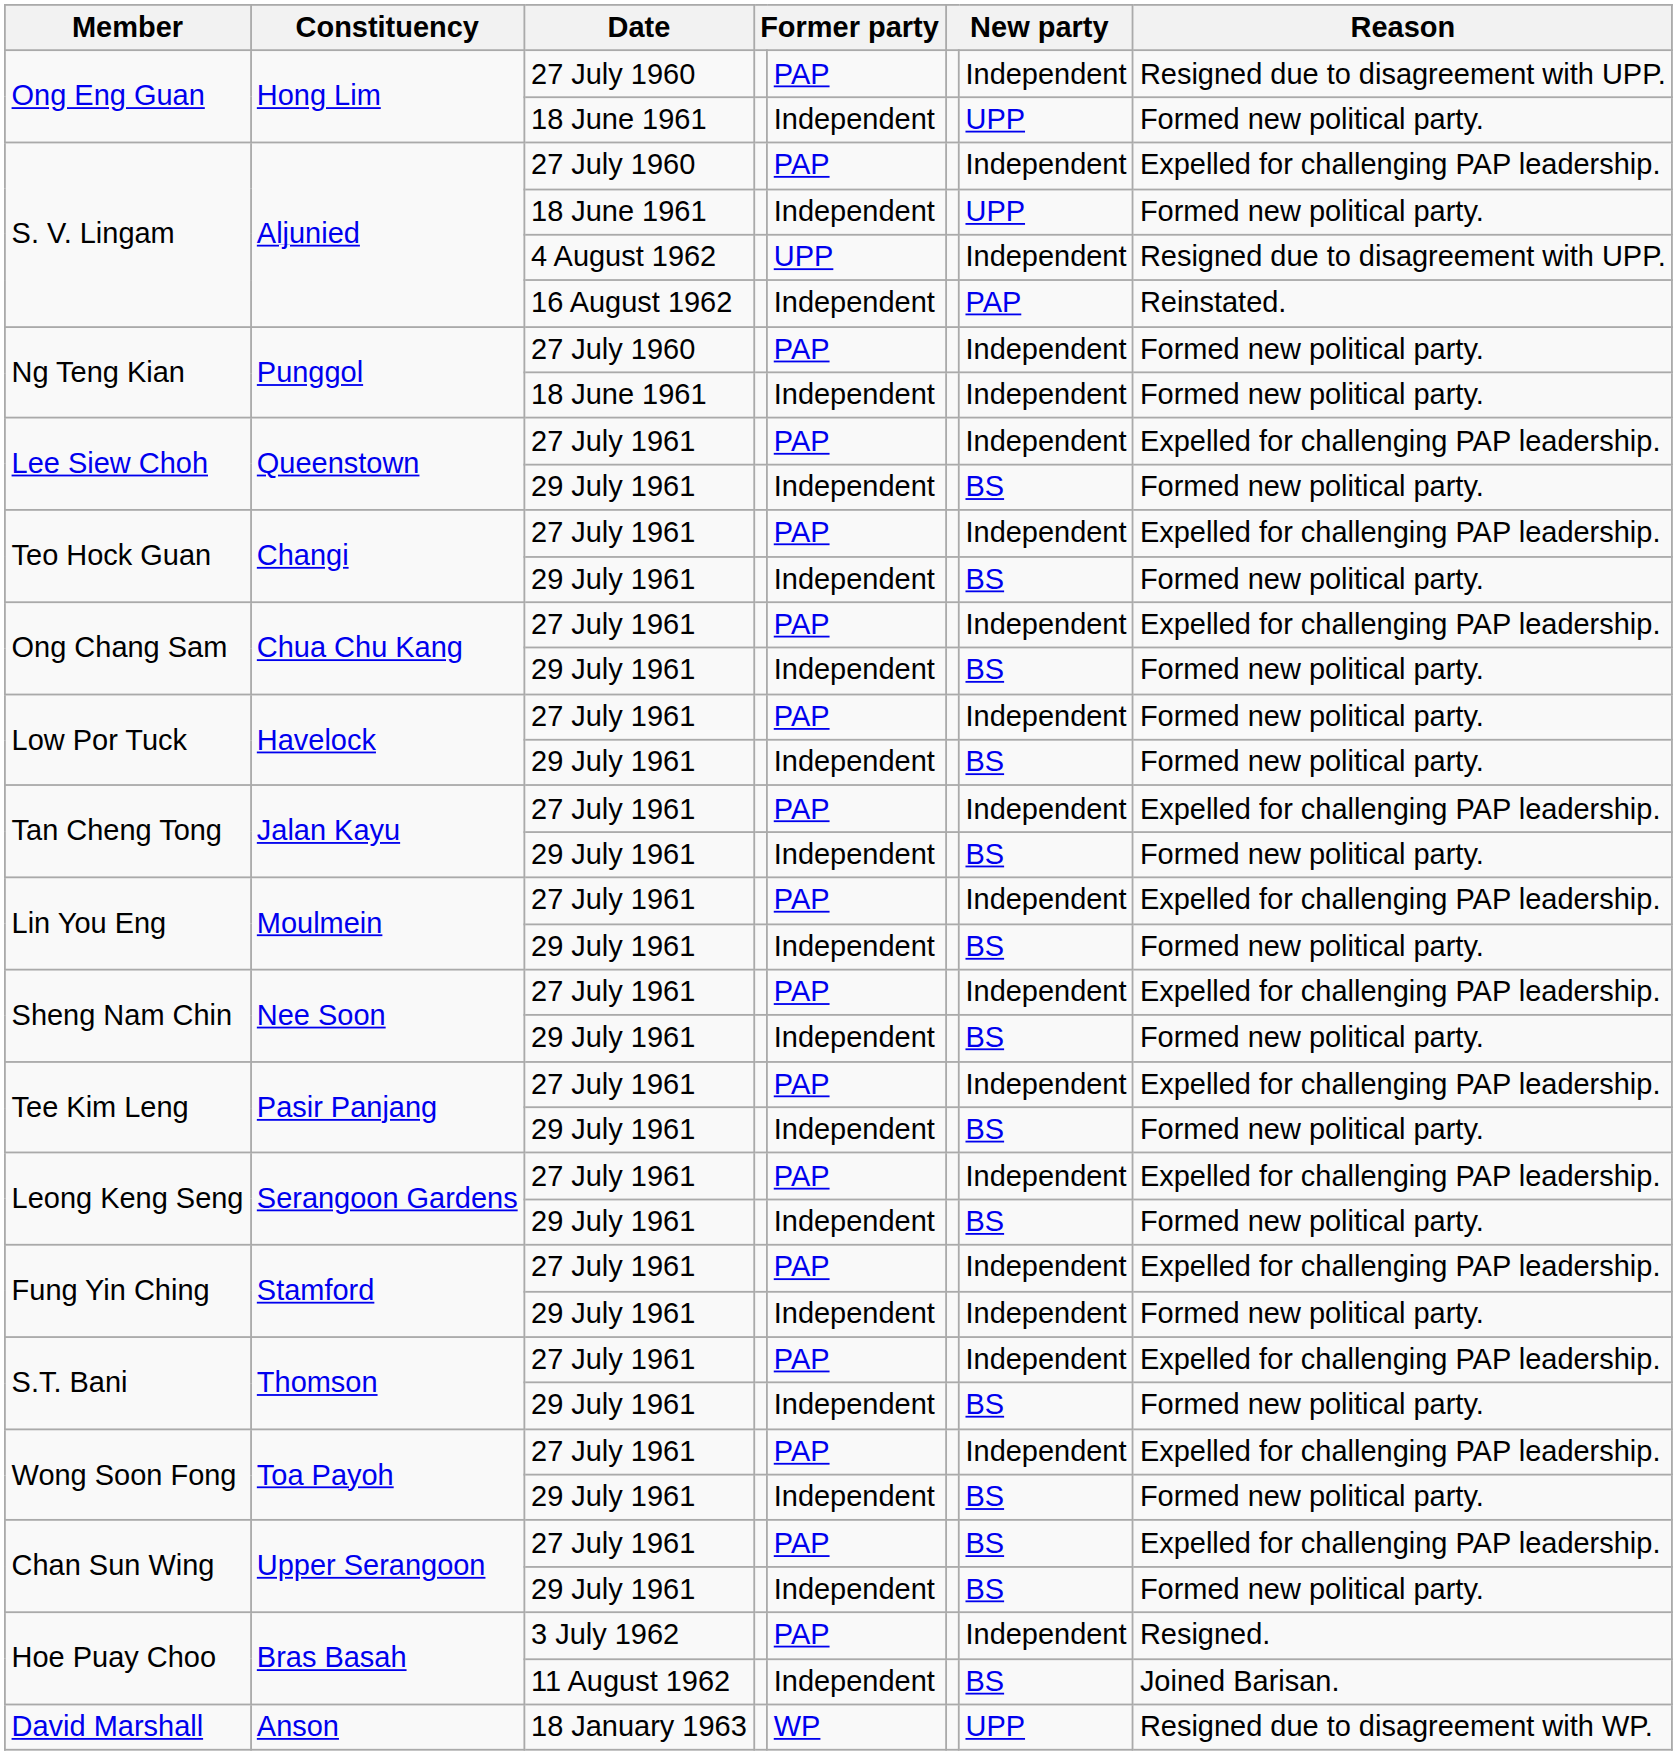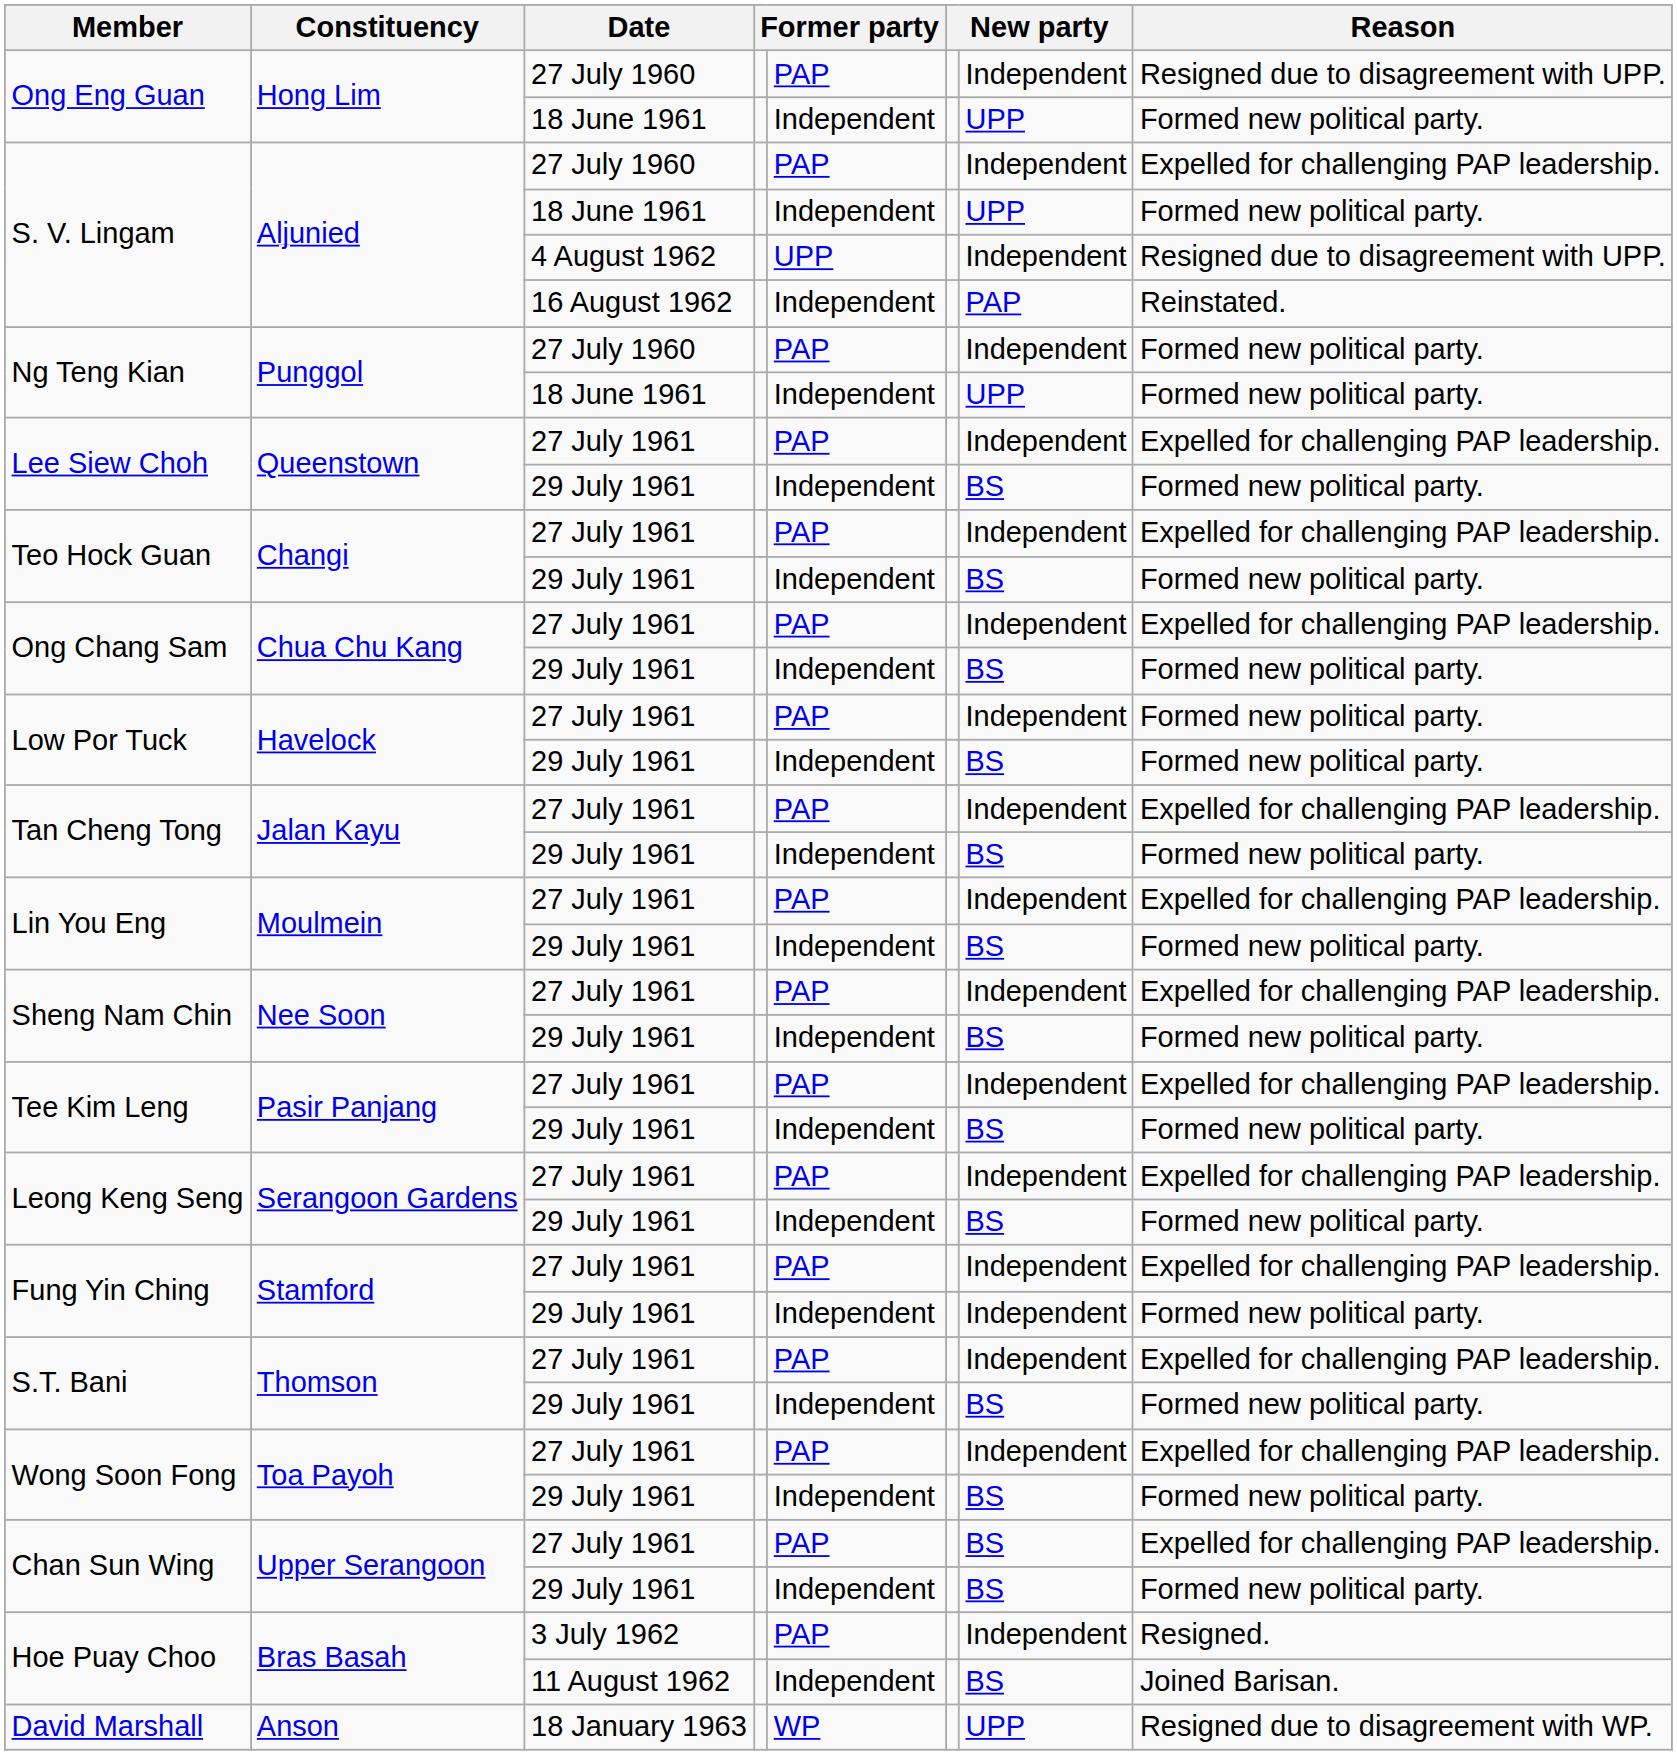(1046, 394) Independent -> (995, 394) UPP
